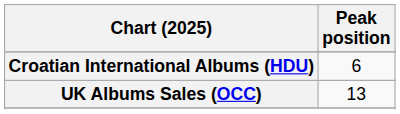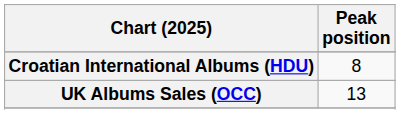(356, 66) 6 -> (356, 66) 8
